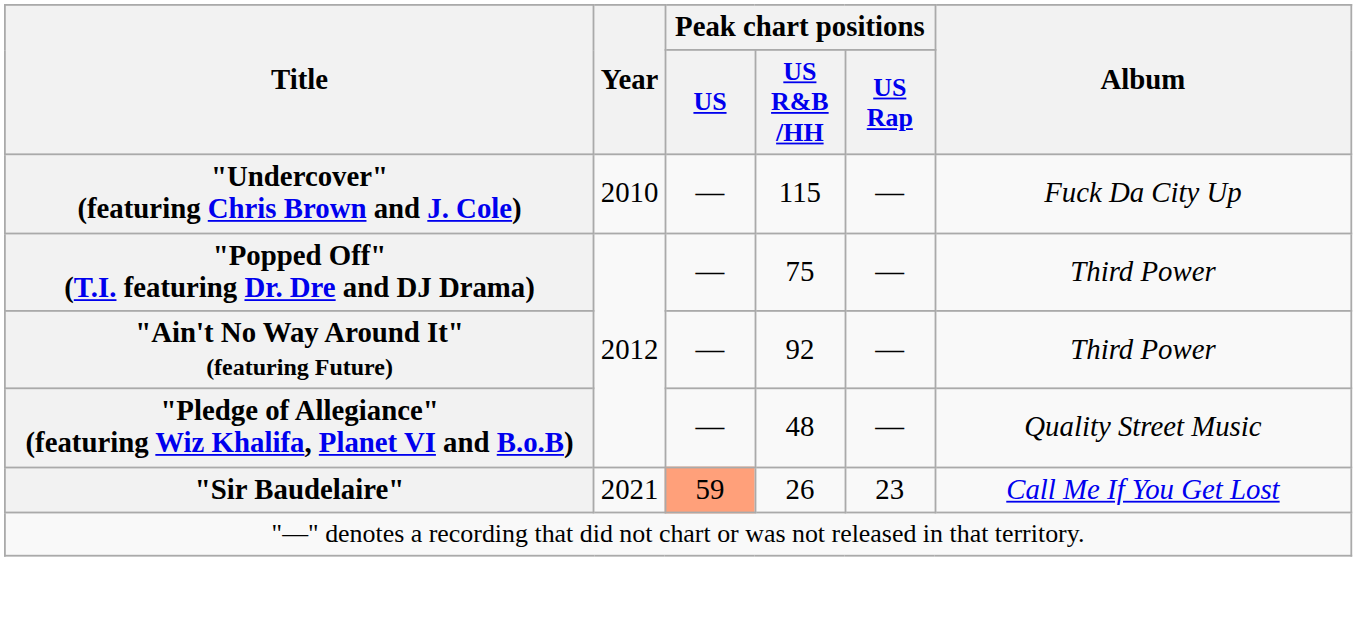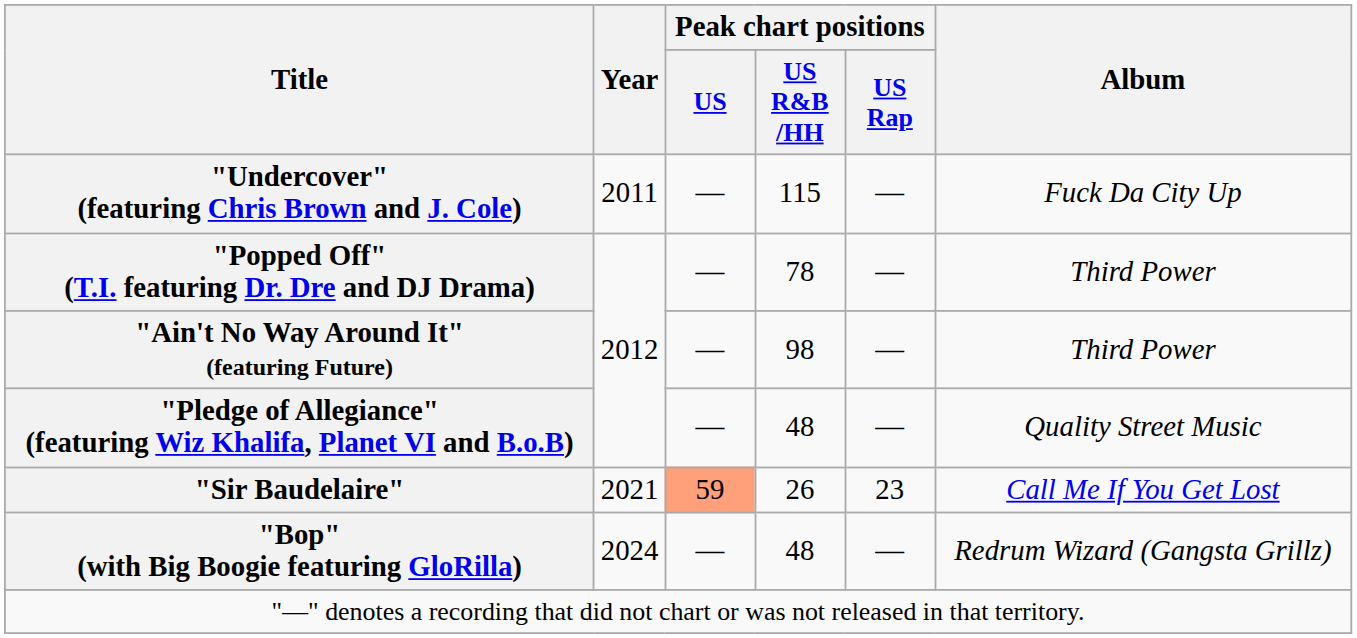(630, 193) 2010 -> (630, 193) 2011
(800, 271) 75 -> (800, 271) 78
(800, 349) 92 -> (800, 349) 98
+ row: (300, 551)
